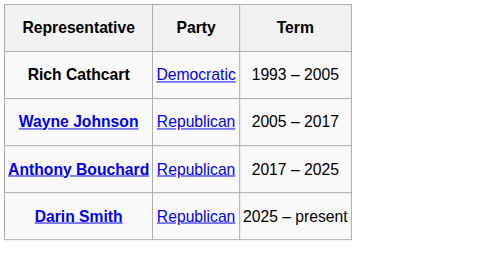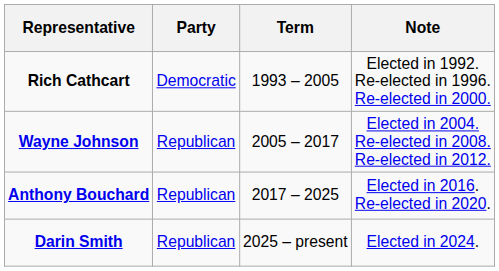+ column: (423, 28)
